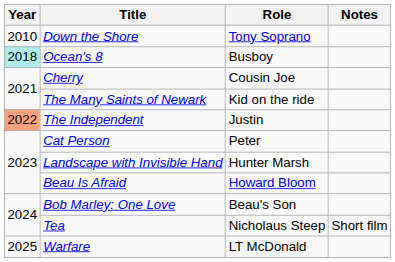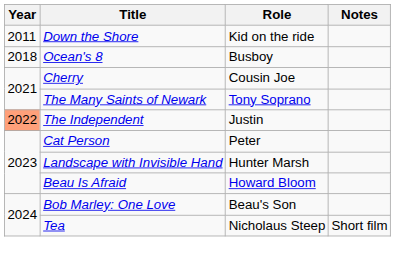(22, 36) 2010 -> (22, 36) 2011
(270, 36) Tony Soprano -> (271, 36) Kid on the ride
(22, 57) paleturquoise background -> (22, 57) no background
(271, 99) Kid on the ride -> (270, 99) Tony Soprano
- row: (67, 246)
